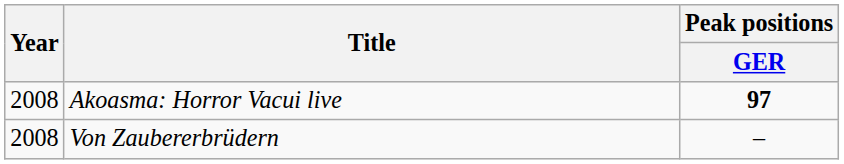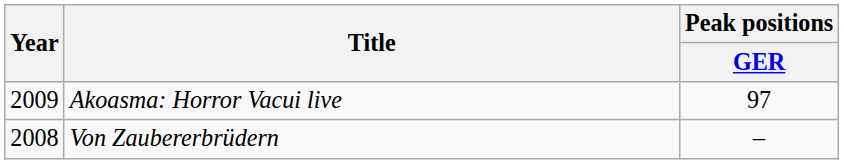(34, 100) 2008 -> (34, 100) 2009
(759, 100) bold -> (759, 100) normal
